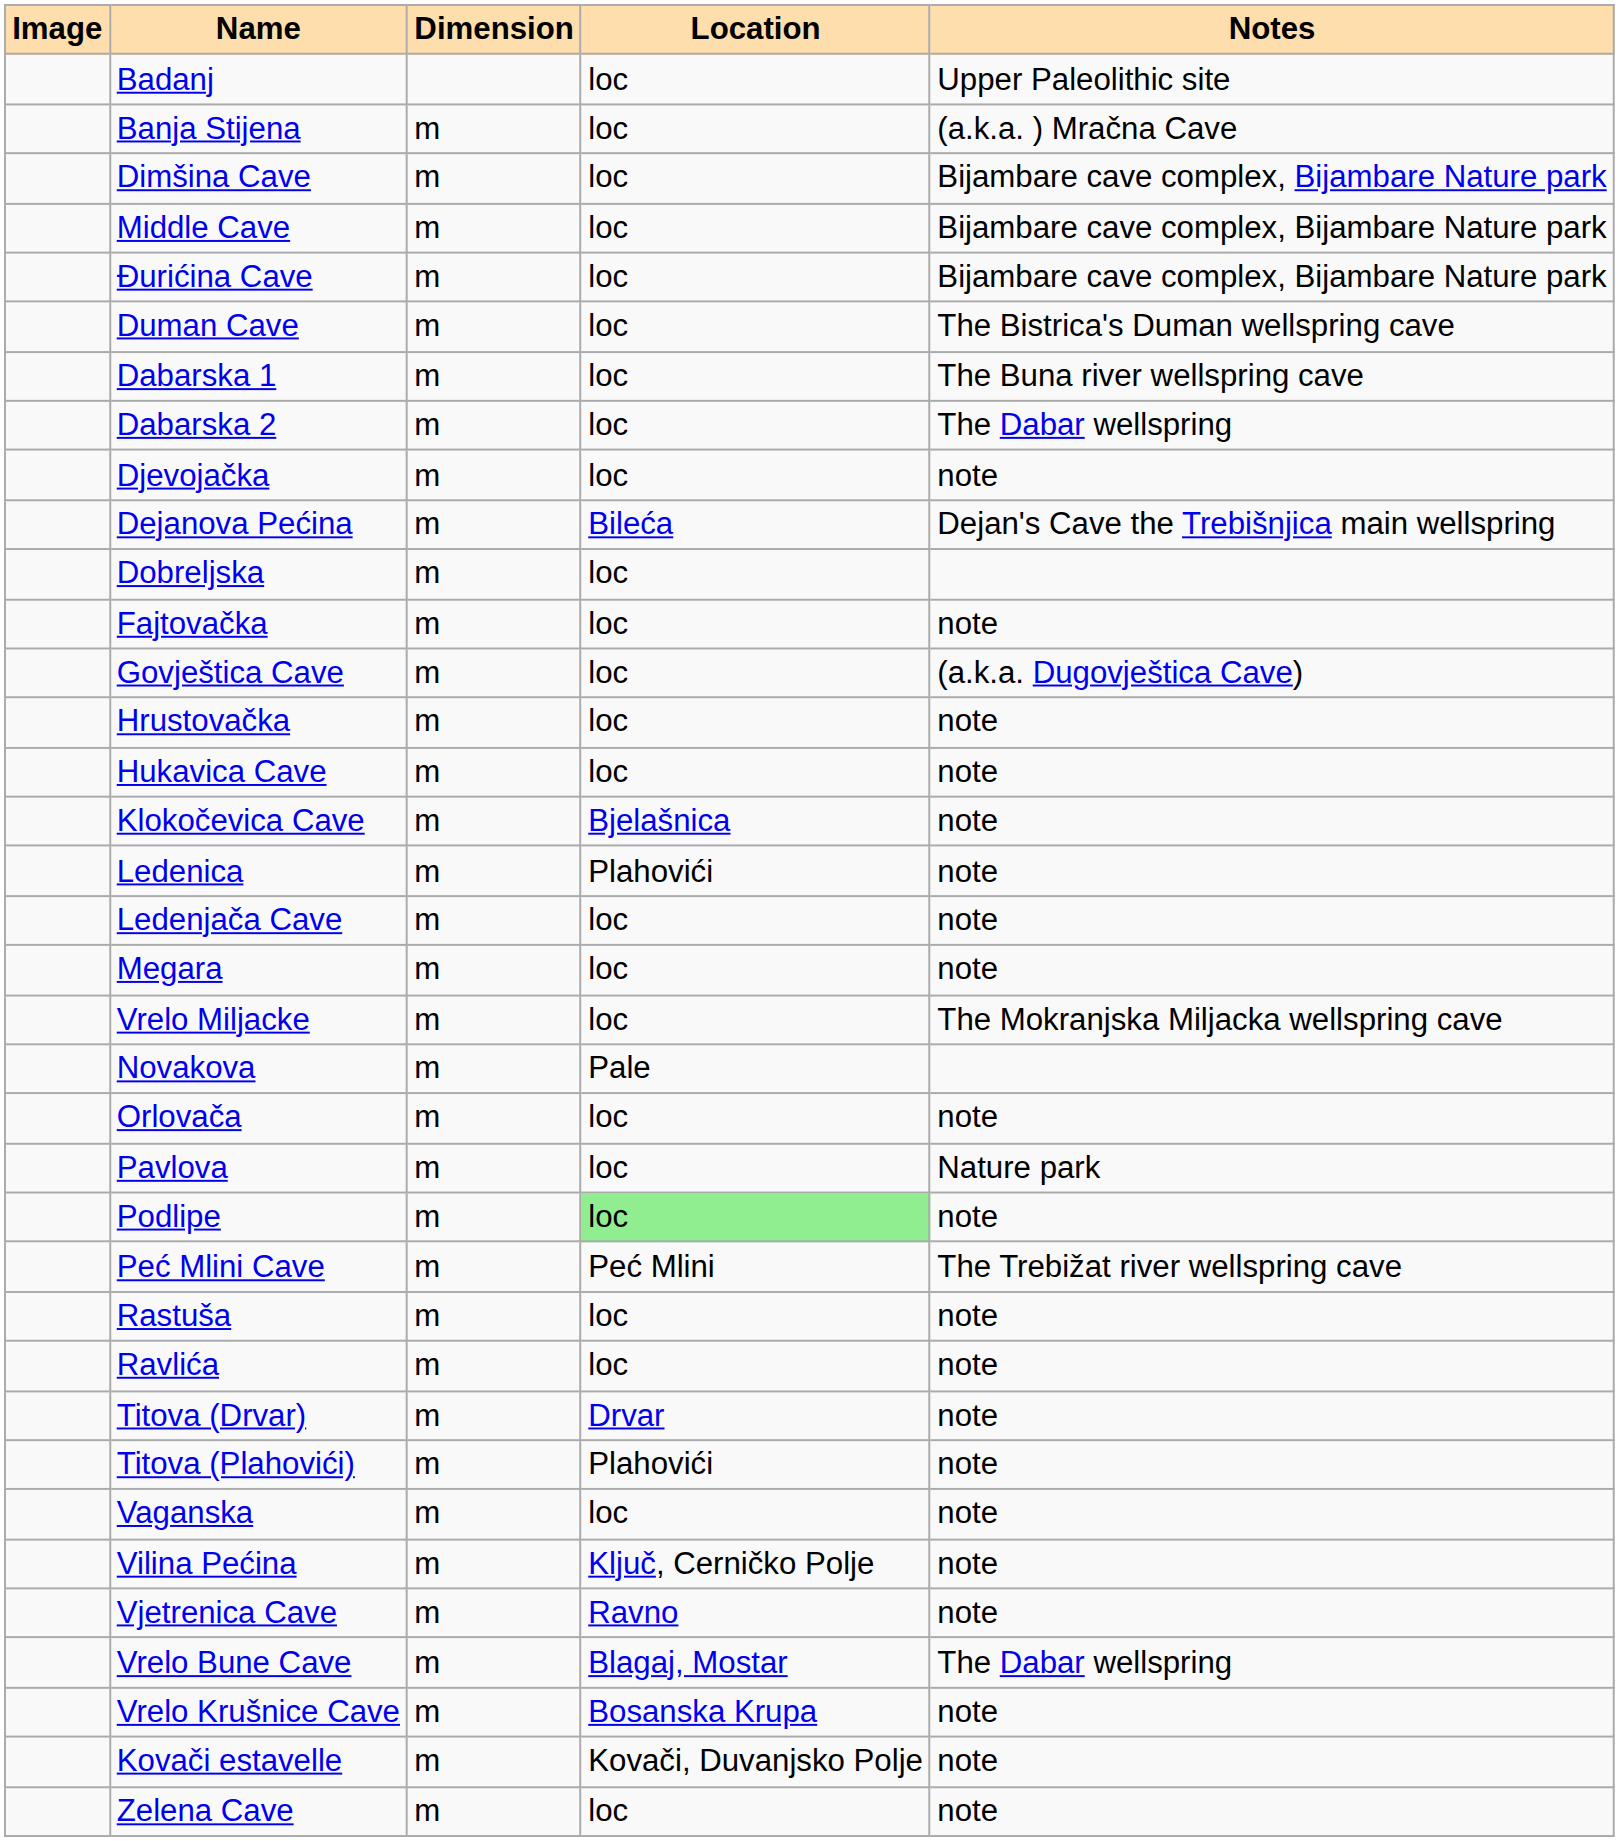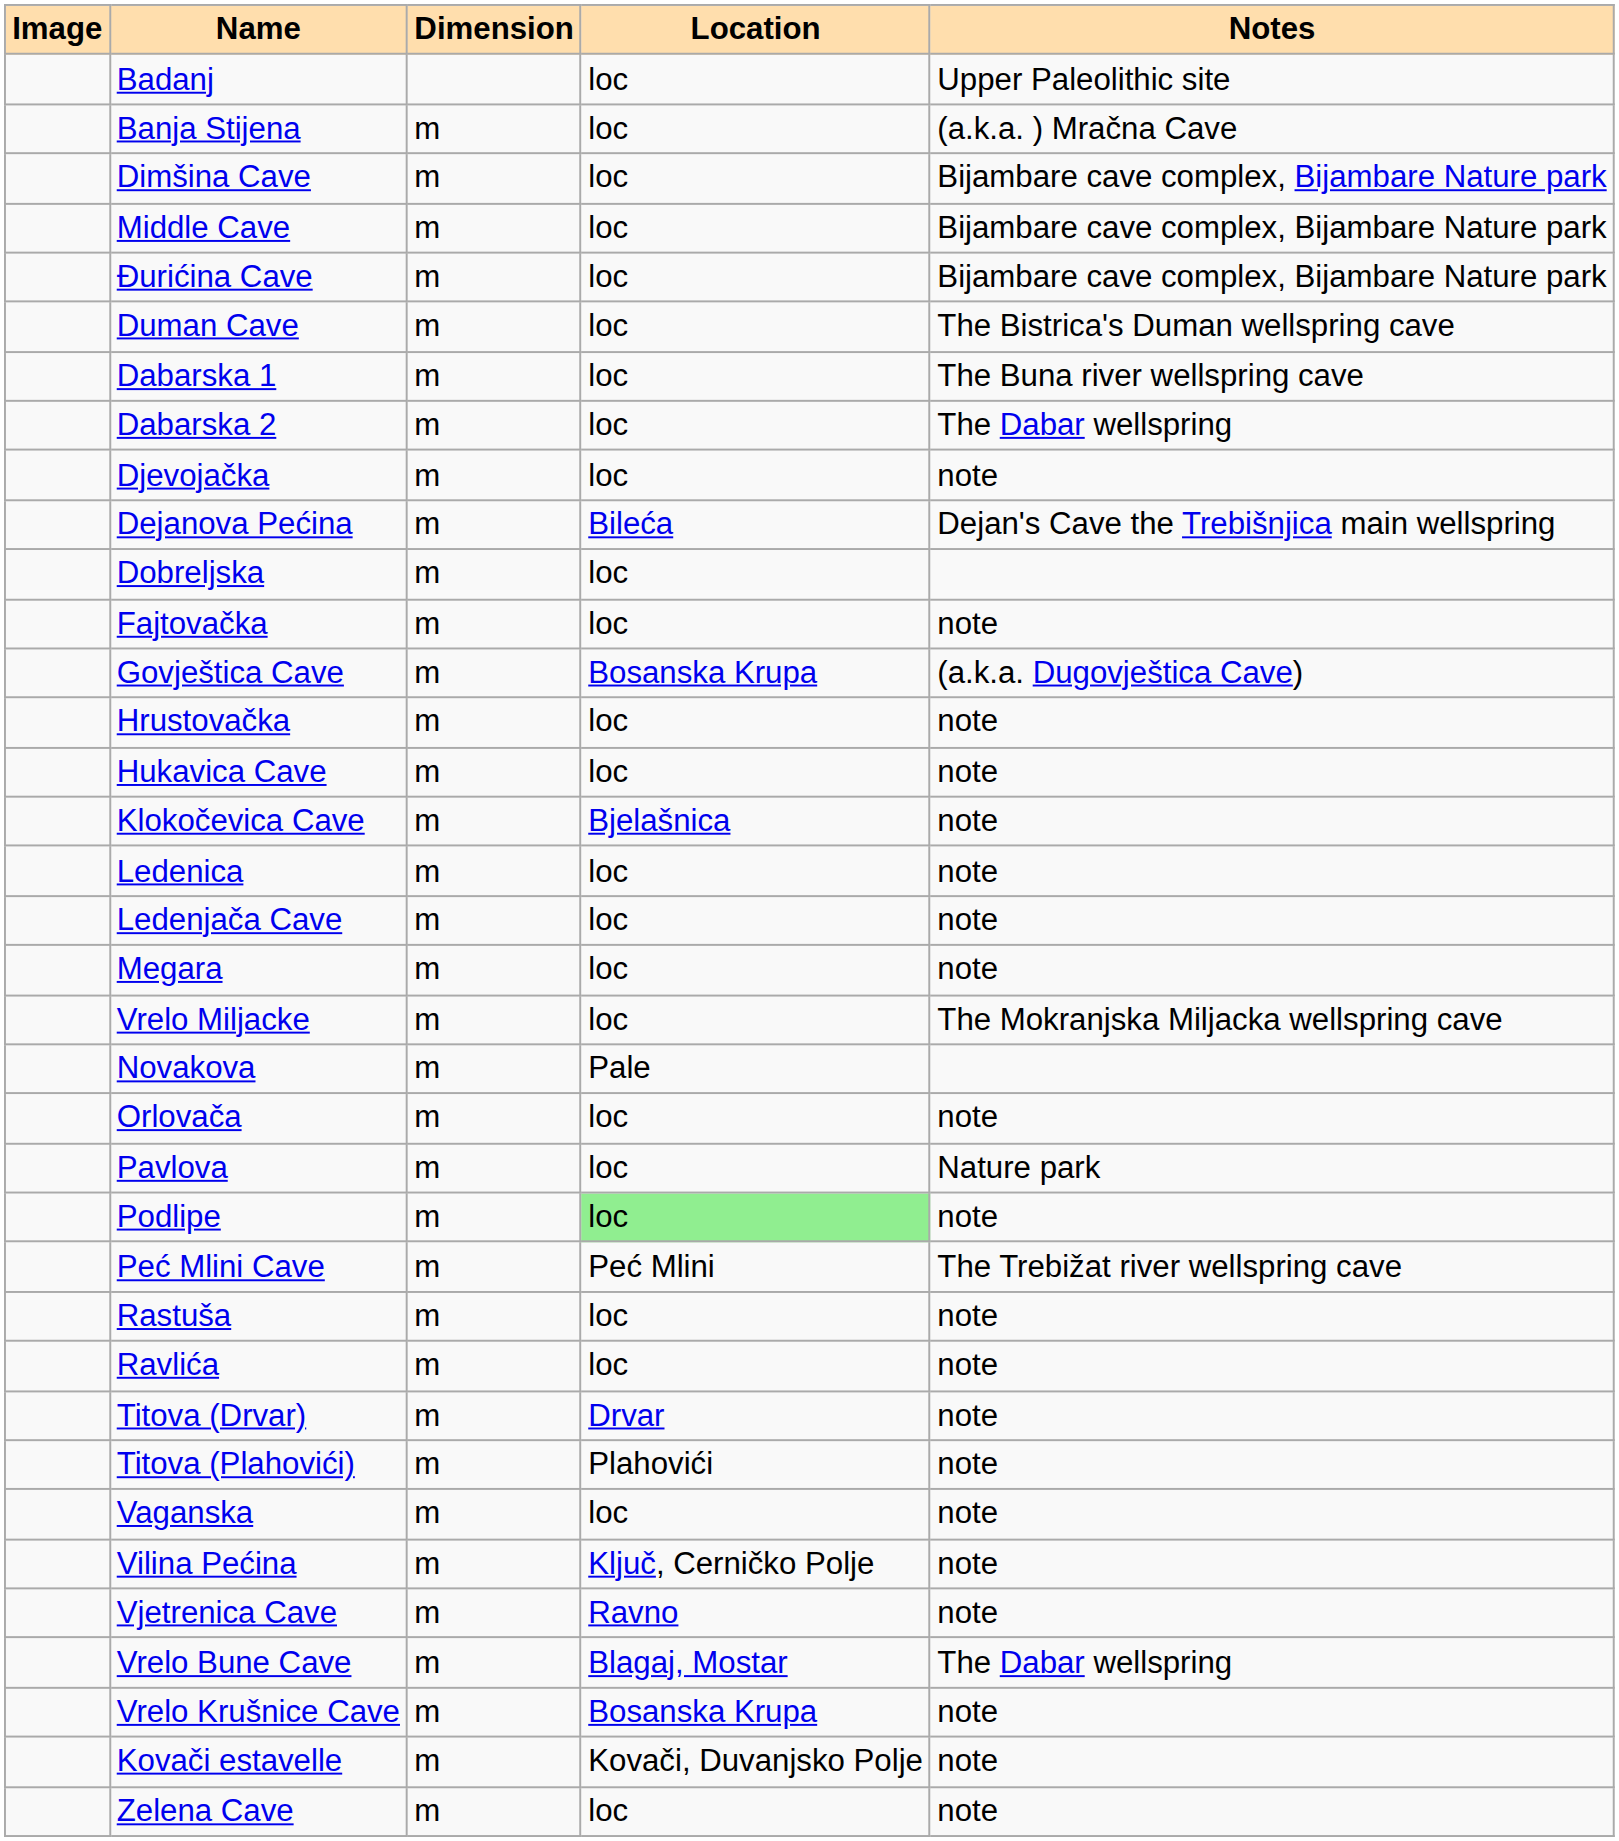(608, 672) loc -> (703, 672) Bosanska Krupa
(651, 870) Plahovići -> (608, 870) loc
